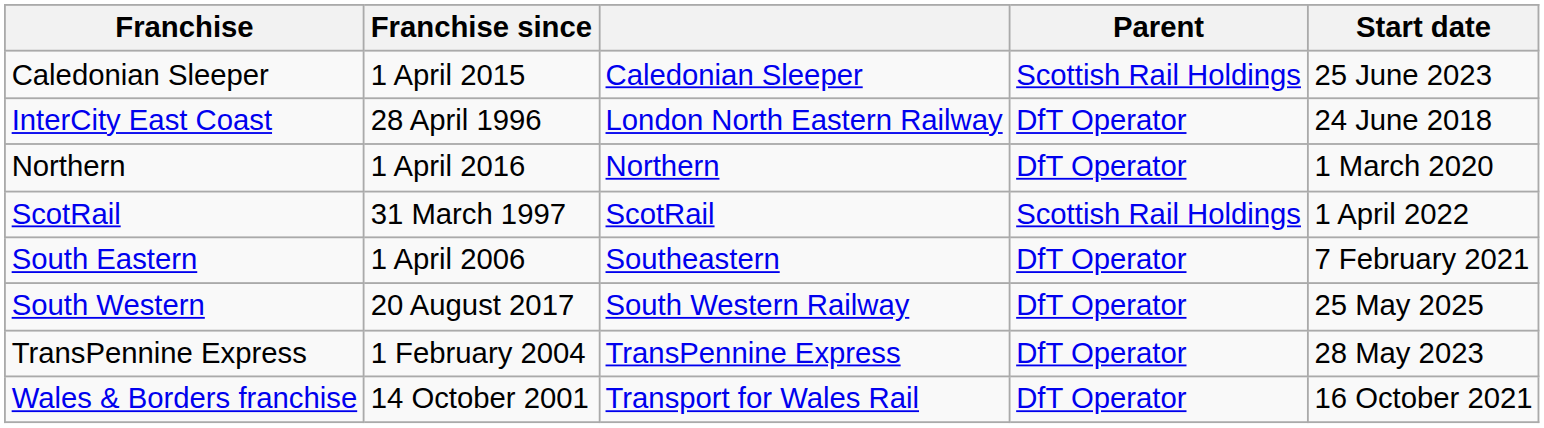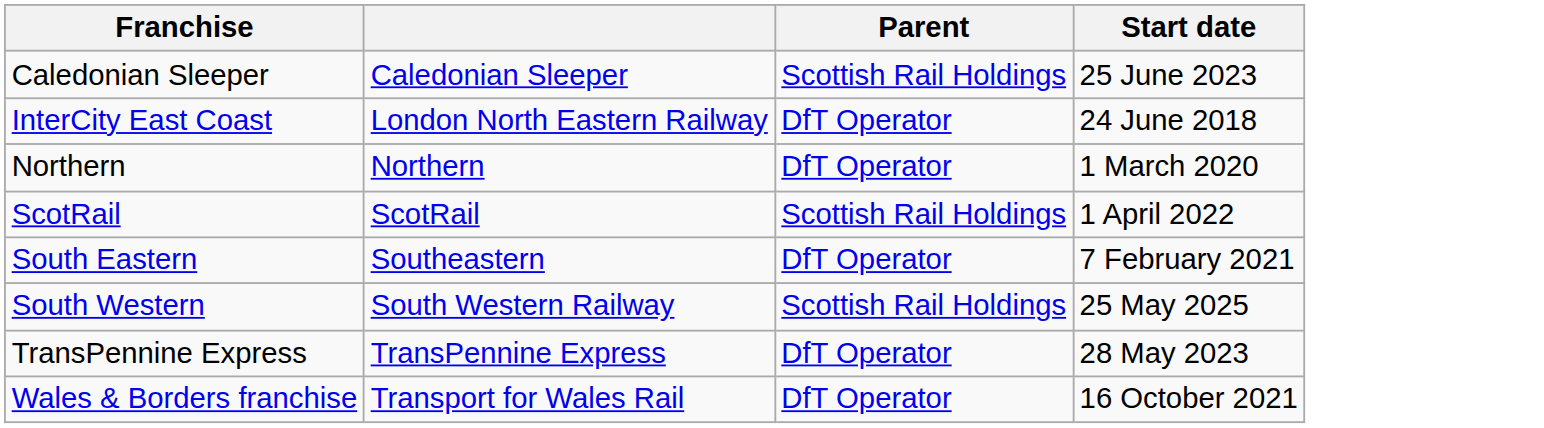- column: (481, 27)
(1101, 306) DfT Operator -> (924, 306) Scottish Rail Holdings
